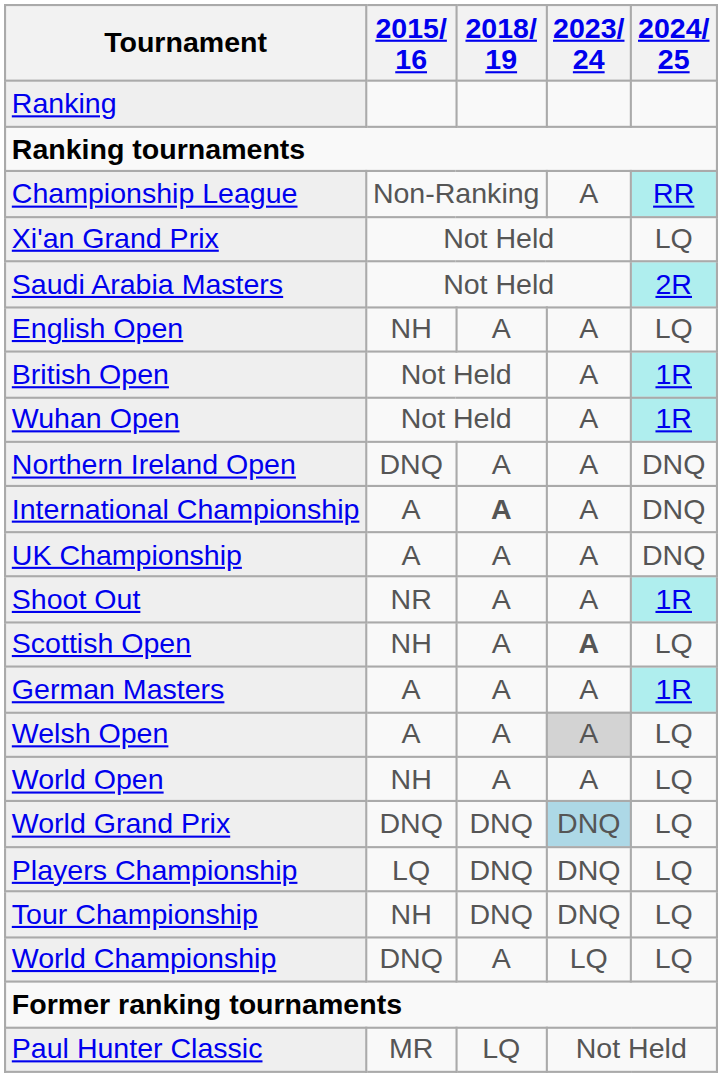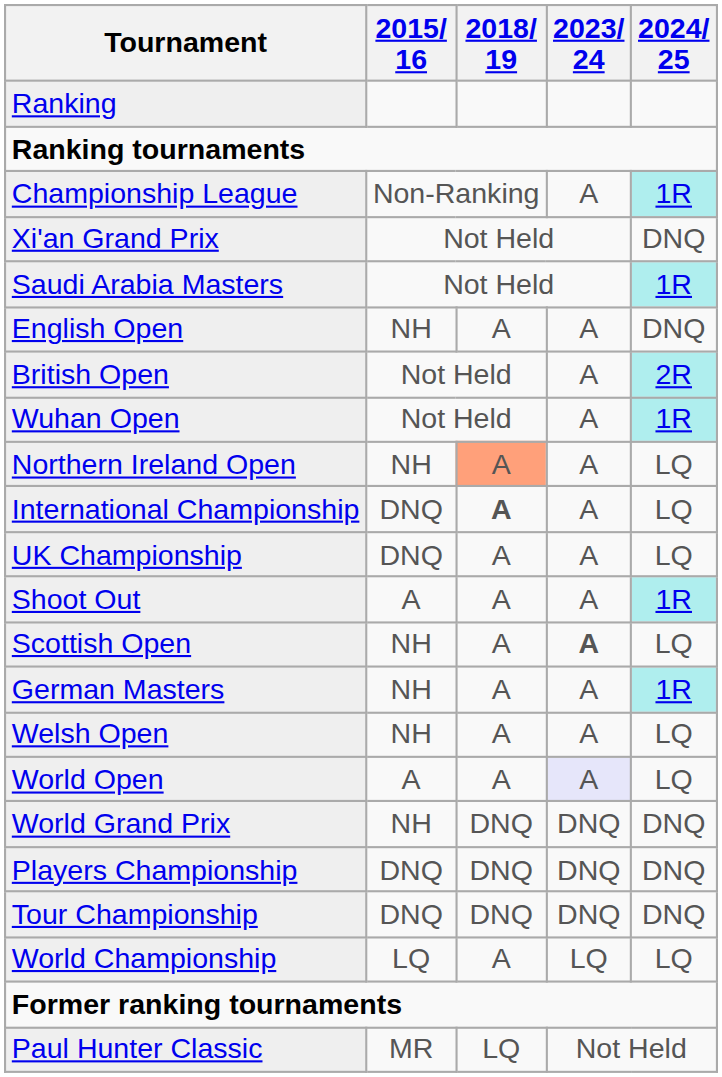(674, 194) RR -> (674, 194) 1R
(674, 239) LQ -> (674, 239) DNQ
(674, 284) 2R -> (674, 284) 1R
(674, 329) LQ -> (674, 329) DNQ
(674, 374) 1R -> (674, 374) 2R
(411, 464) DNQ -> (411, 464) NH
(501, 464) no background -> (501, 464) lightsalmon background
(674, 464) DNQ -> (674, 464) LQ
(411, 509) A -> (411, 509) DNQ
(674, 509) DNQ -> (674, 509) LQ
(411, 554) A -> (411, 554) DNQ
(674, 554) DNQ -> (674, 554) LQ
(411, 599) NR -> (411, 599) A
(411, 689) A -> (411, 689) NH
(411, 734) A -> (411, 734) NH
(589, 734) lightgrey background -> (589, 734) no background
(411, 779) NH -> (411, 779) A
(589, 779) no background -> (589, 779) lavender background
(411, 824) DNQ -> (411, 824) NH
(589, 824) lightblue background -> (589, 824) no background
(674, 824) LQ -> (674, 824) DNQ
(411, 869) LQ -> (411, 869) DNQ
(674, 869) LQ -> (674, 869) DNQ
(411, 914) NH -> (411, 914) DNQ
(674, 914) LQ -> (674, 914) DNQ
(411, 959) DNQ -> (411, 959) LQ
